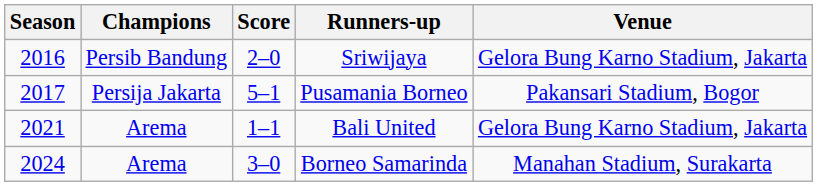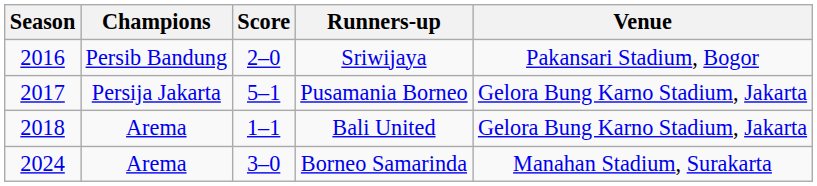(643, 57) Gelora Bung Karno Stadium, Jakarta -> (642, 57) Pakansari Stadium, Bogor
(642, 92) Pakansari Stadium, Bogor -> (643, 92) Gelora Bung Karno Stadium, Jakarta
(43, 127) 2021 -> (43, 127) 2018
